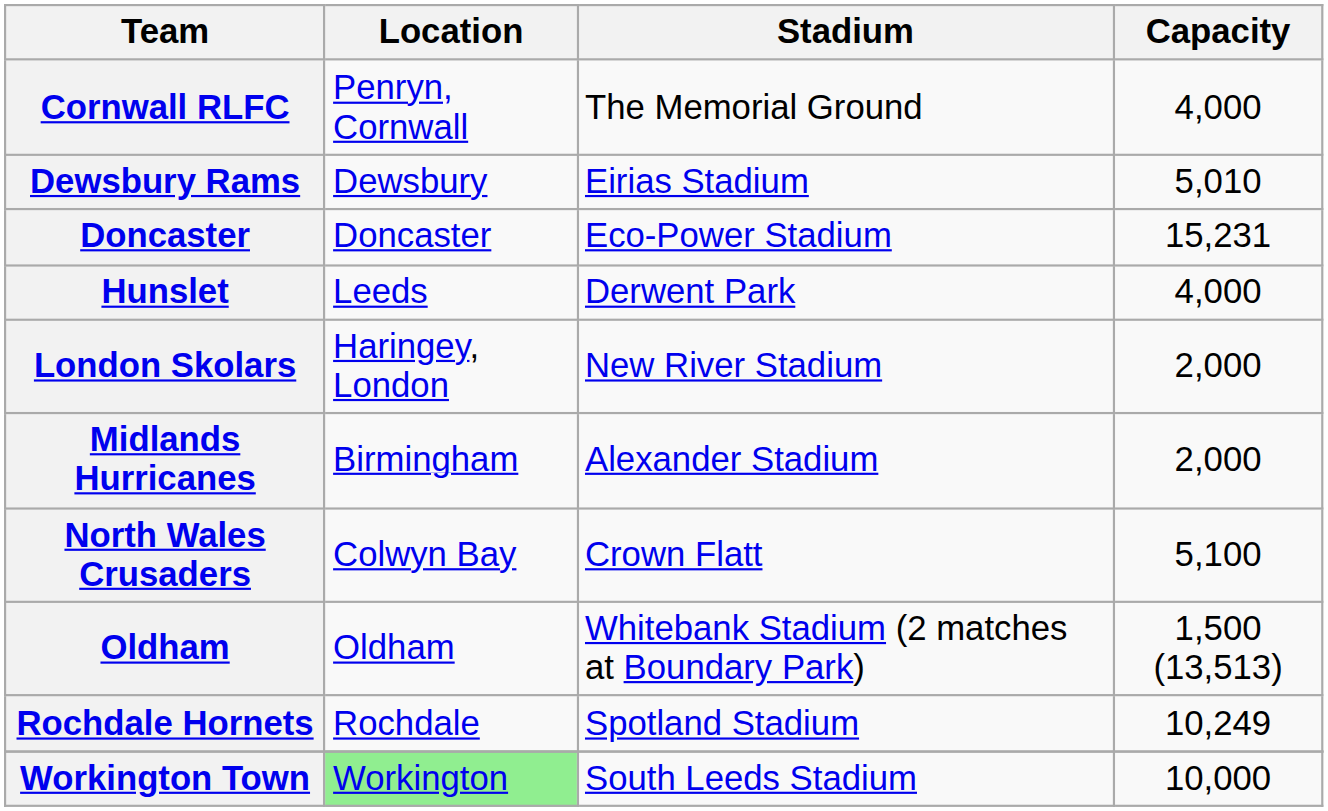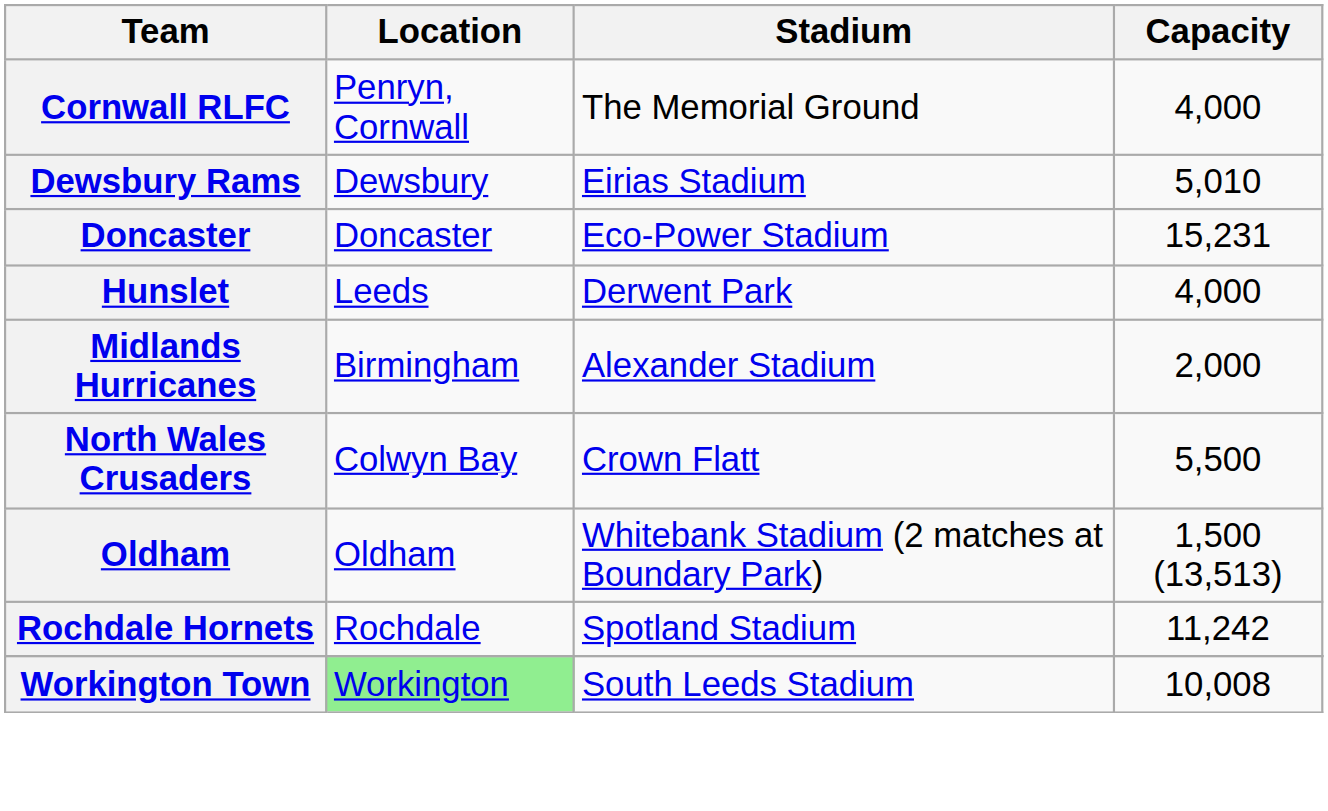- row: (165, 365)
(1218, 554) 5,100 -> (1218, 460) 5,500
(1218, 722) 10,249 -> (1218, 628) 11,242
(1218, 777) 10,000 -> (1218, 683) 10,008
